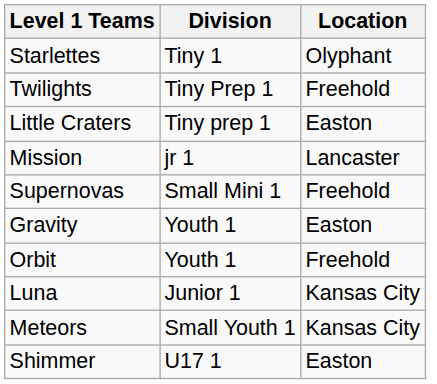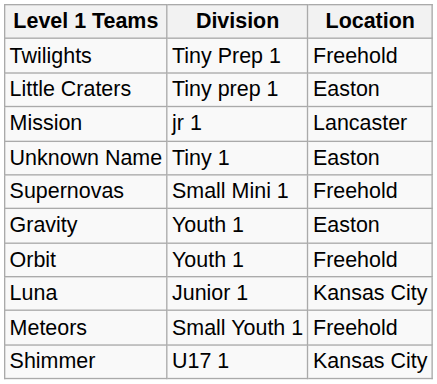- row: (55, 55)
+ row: (86, 157)
(363, 327) Kansas City -> (355, 327) Freehold
(339, 361) Easton -> (370, 361) Kansas City
